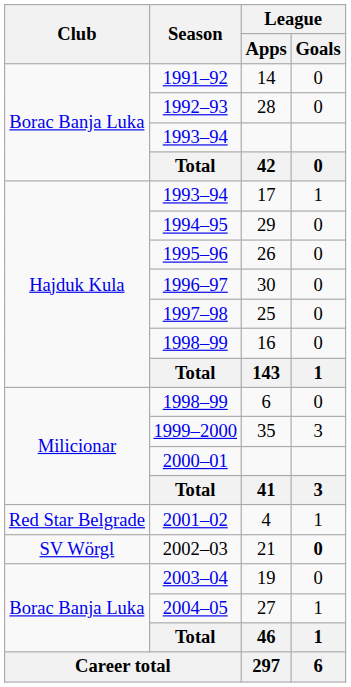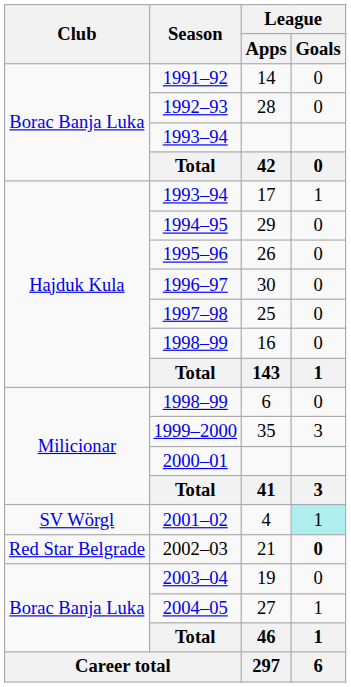(77, 519) Red Star Belgrade -> (77, 519) SV Wörgl
(318, 519) no background -> (318, 519) paleturquoise background
(77, 549) SV Wörgl -> (77, 549) Red Star Belgrade
